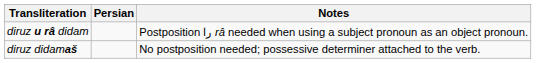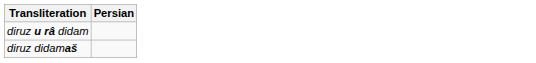- column: (334, 13)
